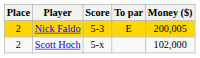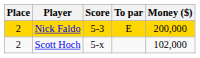(170, 28) 200,005 -> (170, 28) 200,000
